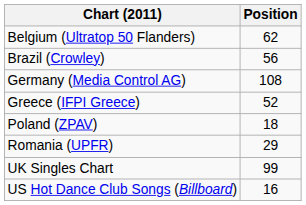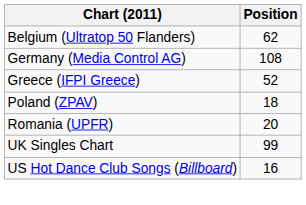- row: (56, 59)
(271, 146) 29 -> (271, 124) 20
